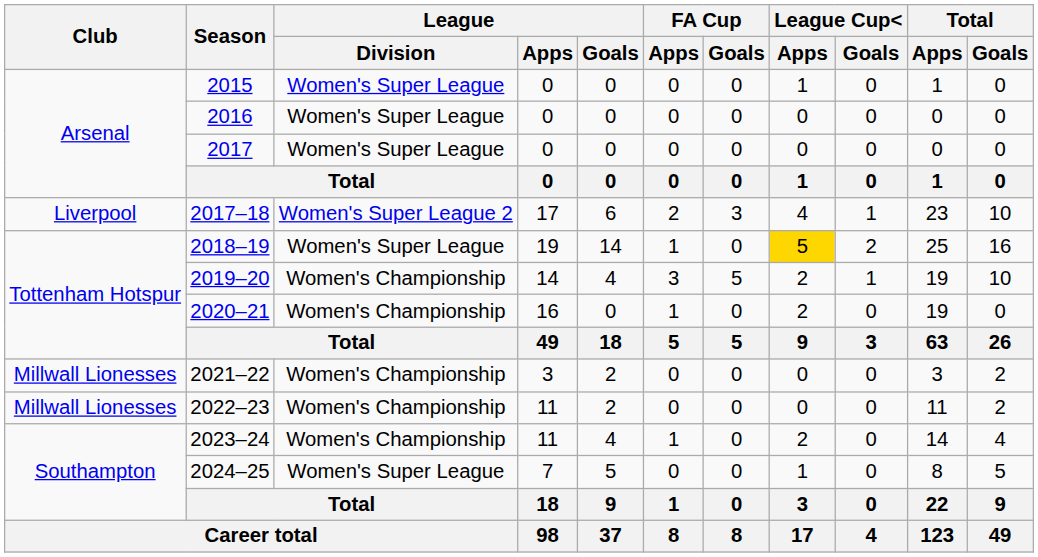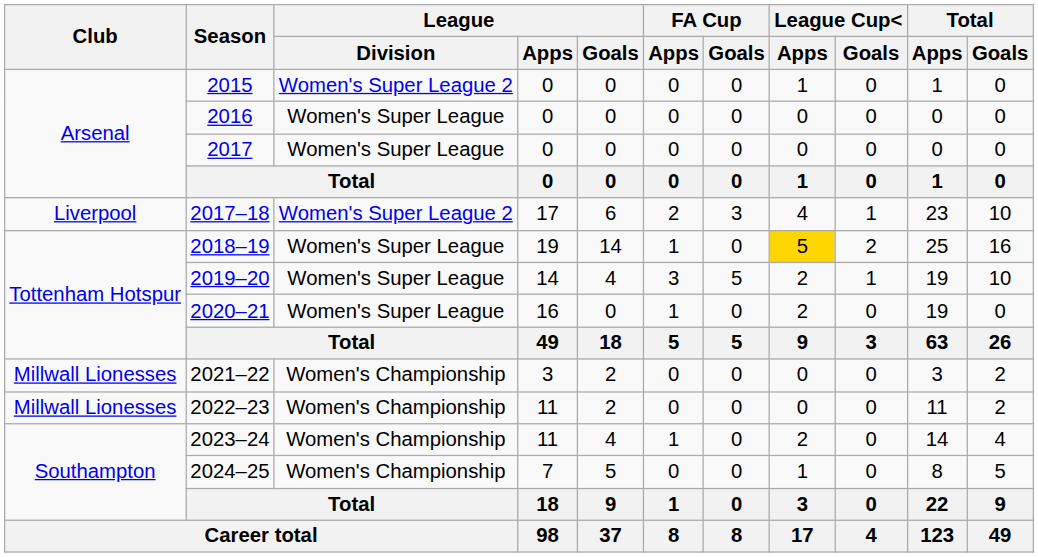(396, 85) Women's Super League -> (396, 85) Women's Super League 2
(396, 278) Women's Championship -> (396, 278) Women's Super League
(396, 310) Women's Championship -> (396, 310) Women's Super League
(396, 471) Women's Super League -> (396, 471) Women's Championship
